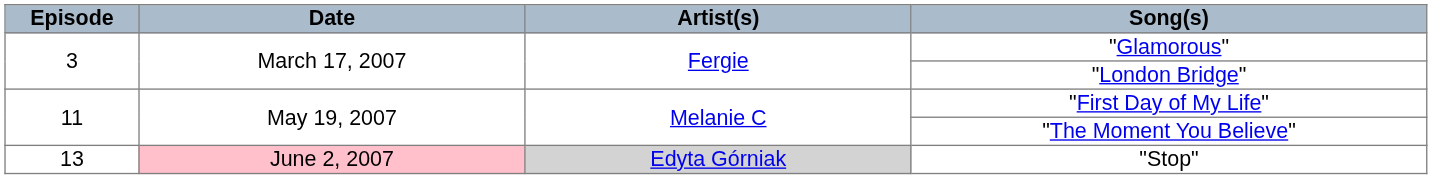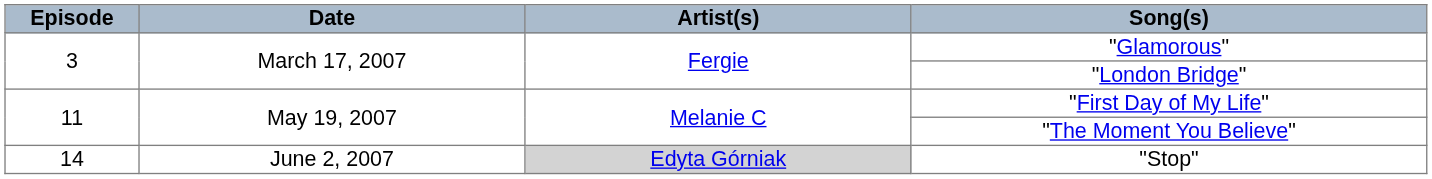(72, 159) 13 -> (72, 159) 14
(332, 159) pink background -> (332, 159) no background
